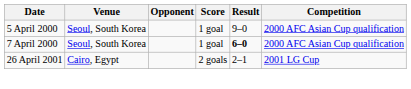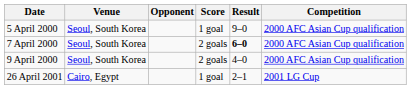(211, 44) 1 goal -> (213, 44) 2 goals
+ row: (32, 60)
(213, 60) 2 goals -> (211, 76) 1 goal
